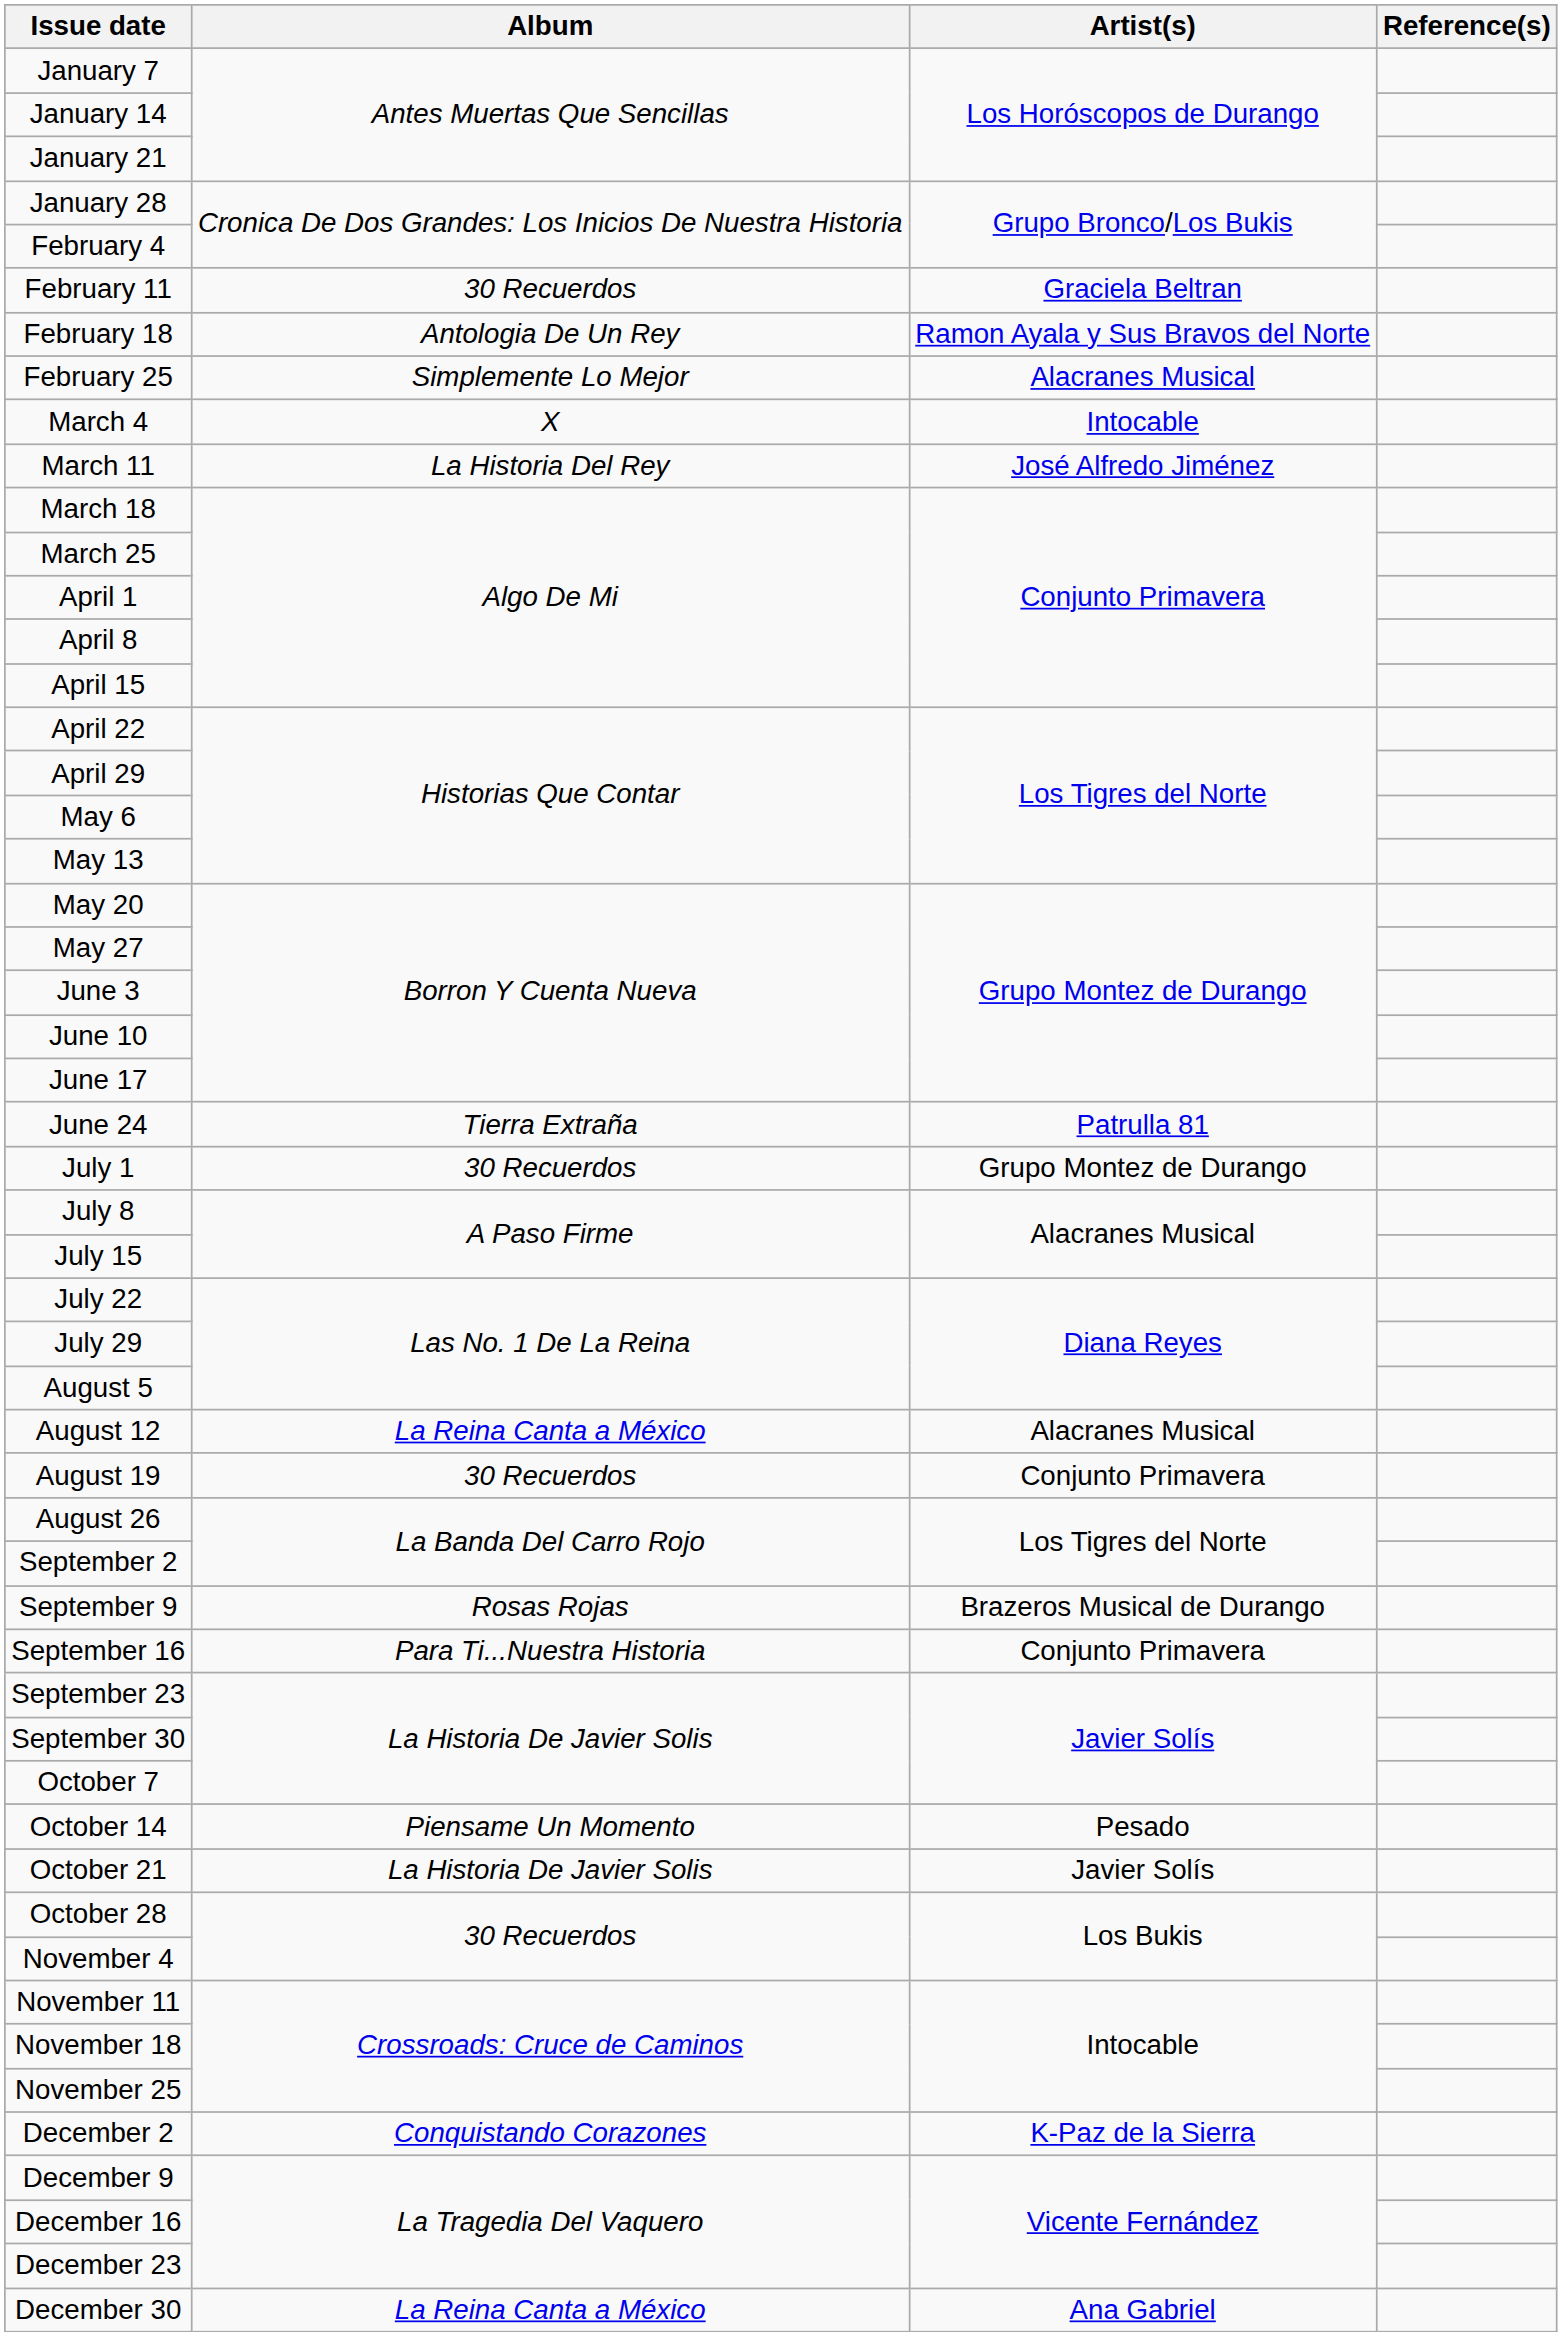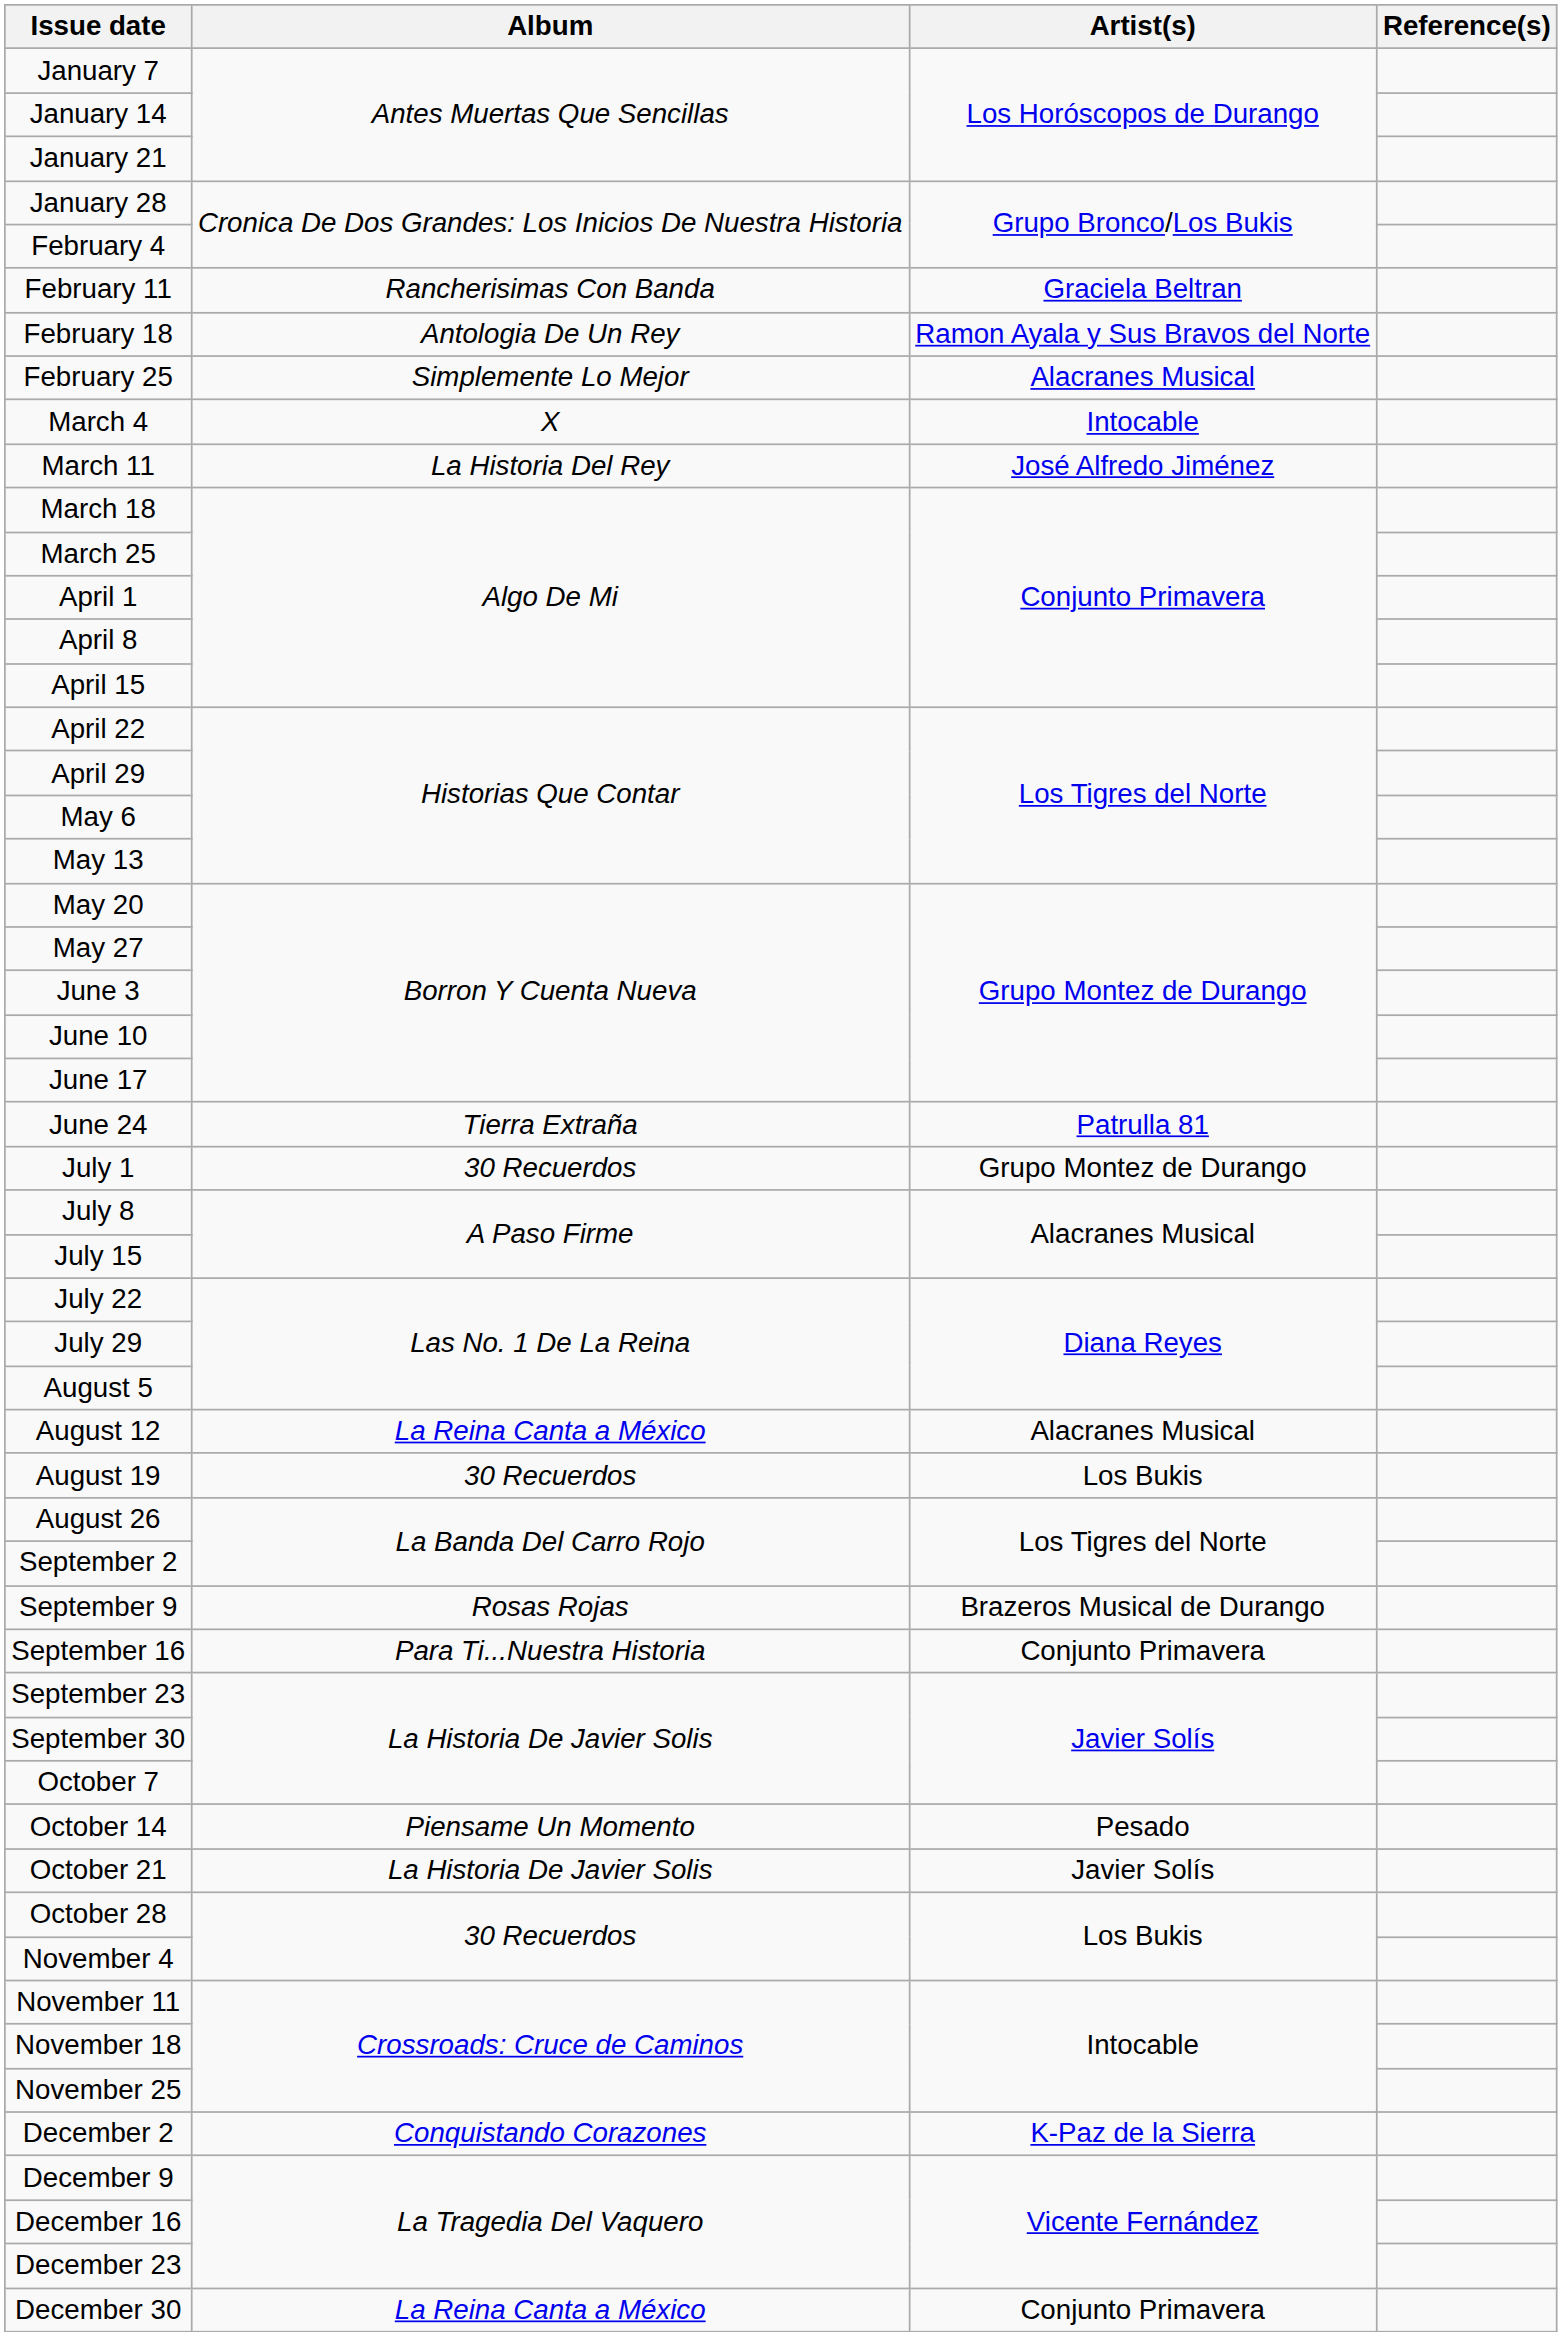(550, 289) 30 Recuerdos -> (550, 289) Rancherisimas Con Banda
(1143, 1475) Conjunto Primavera -> (1143, 1475) Los Bukis
(1143, 2309) Ana Gabriel -> (1143, 2309) Conjunto Primavera
